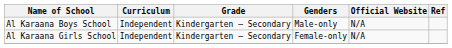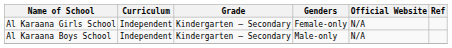rows swapped: (61, 37) <-> (59, 24)
